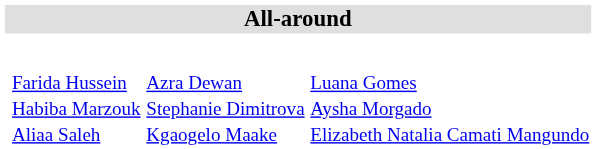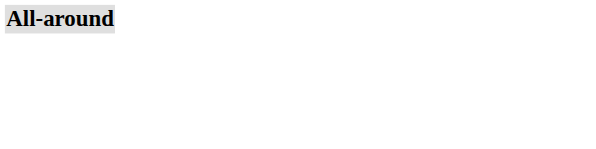- row: (76, 109)
